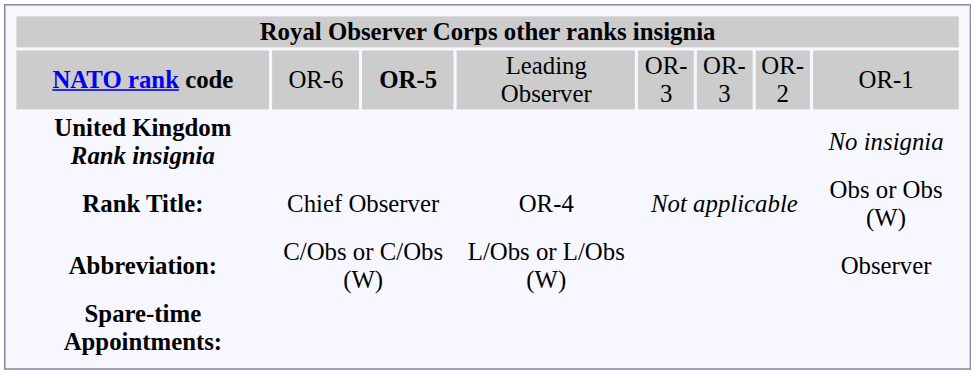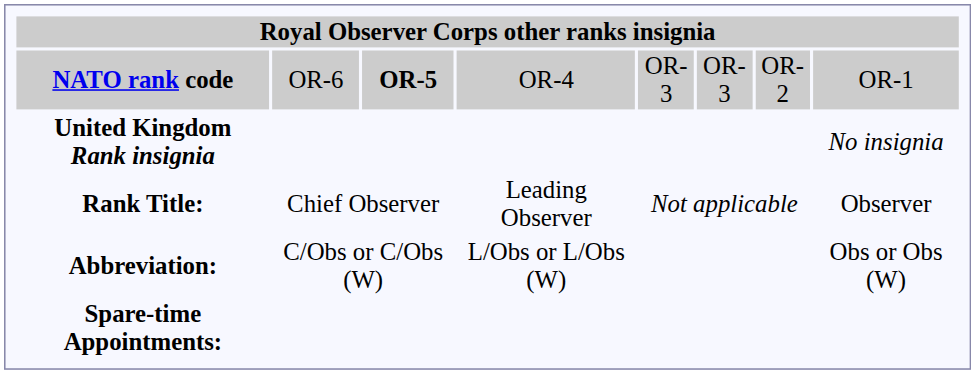(546, 79) Leading Observer -> (546, 79) OR-4
(546, 203) OR-4 -> (546, 203) Leading Observer
(886, 203) Obs or Obs (W) -> (886, 203) Observer
(886, 265) Observer -> (886, 265) Obs or Obs (W)
